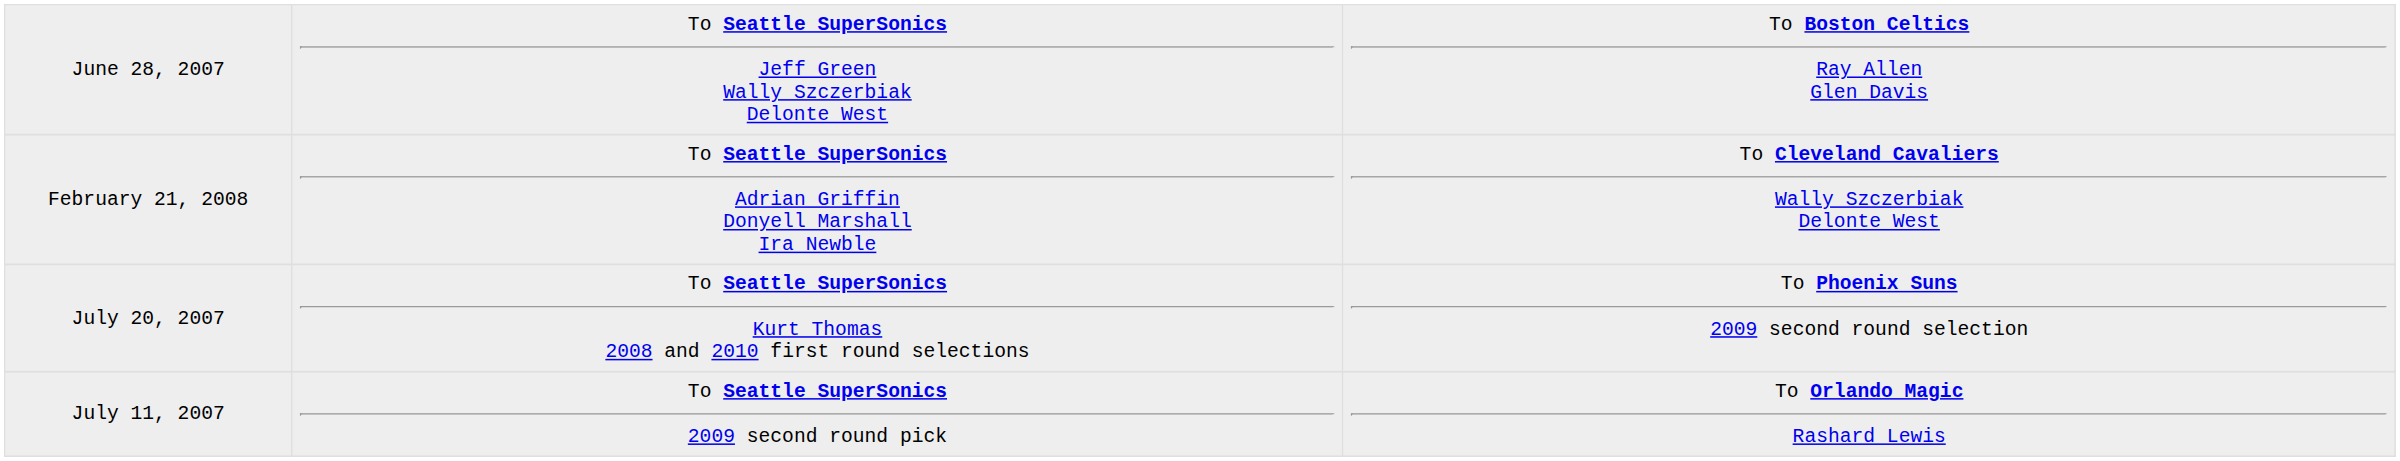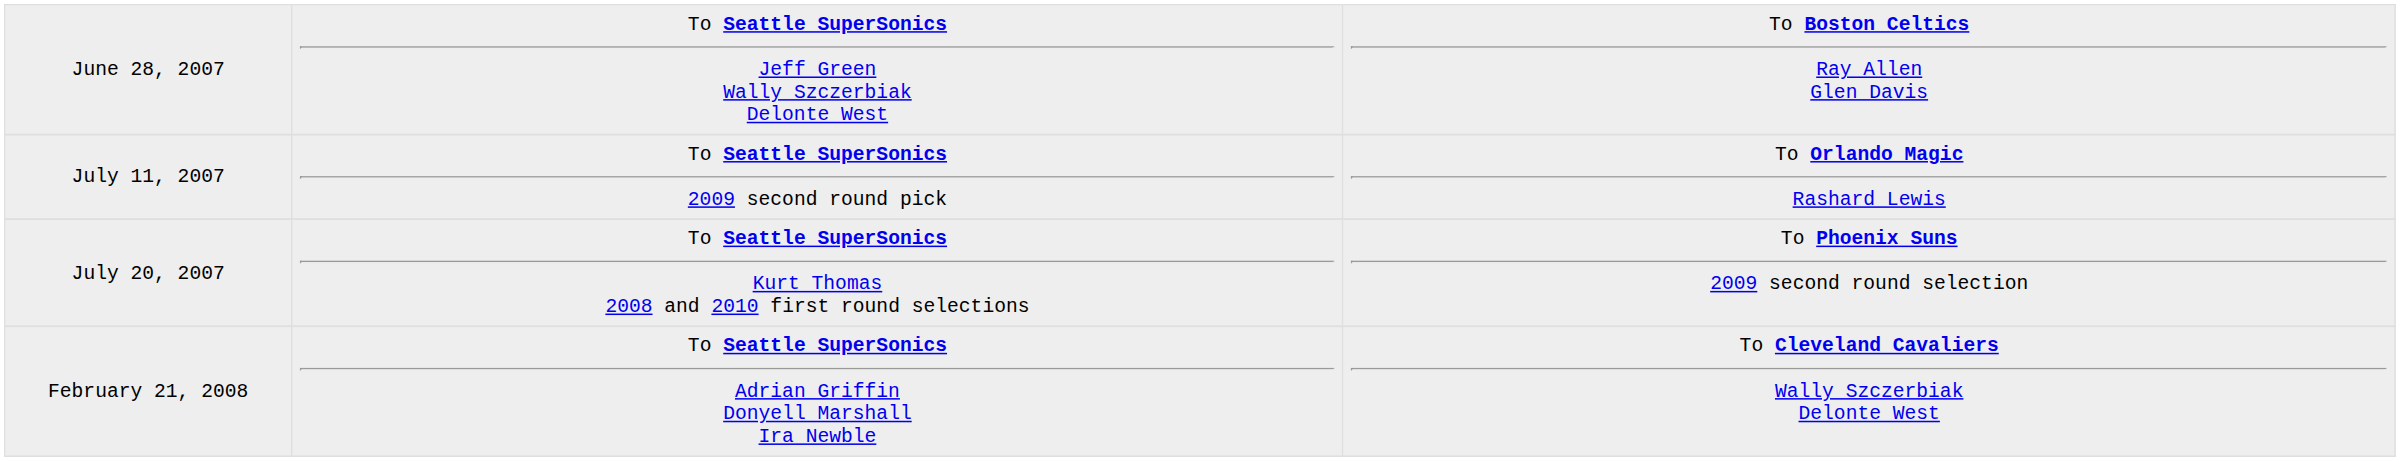rows swapped: (148, 414) <-> (148, 200)
